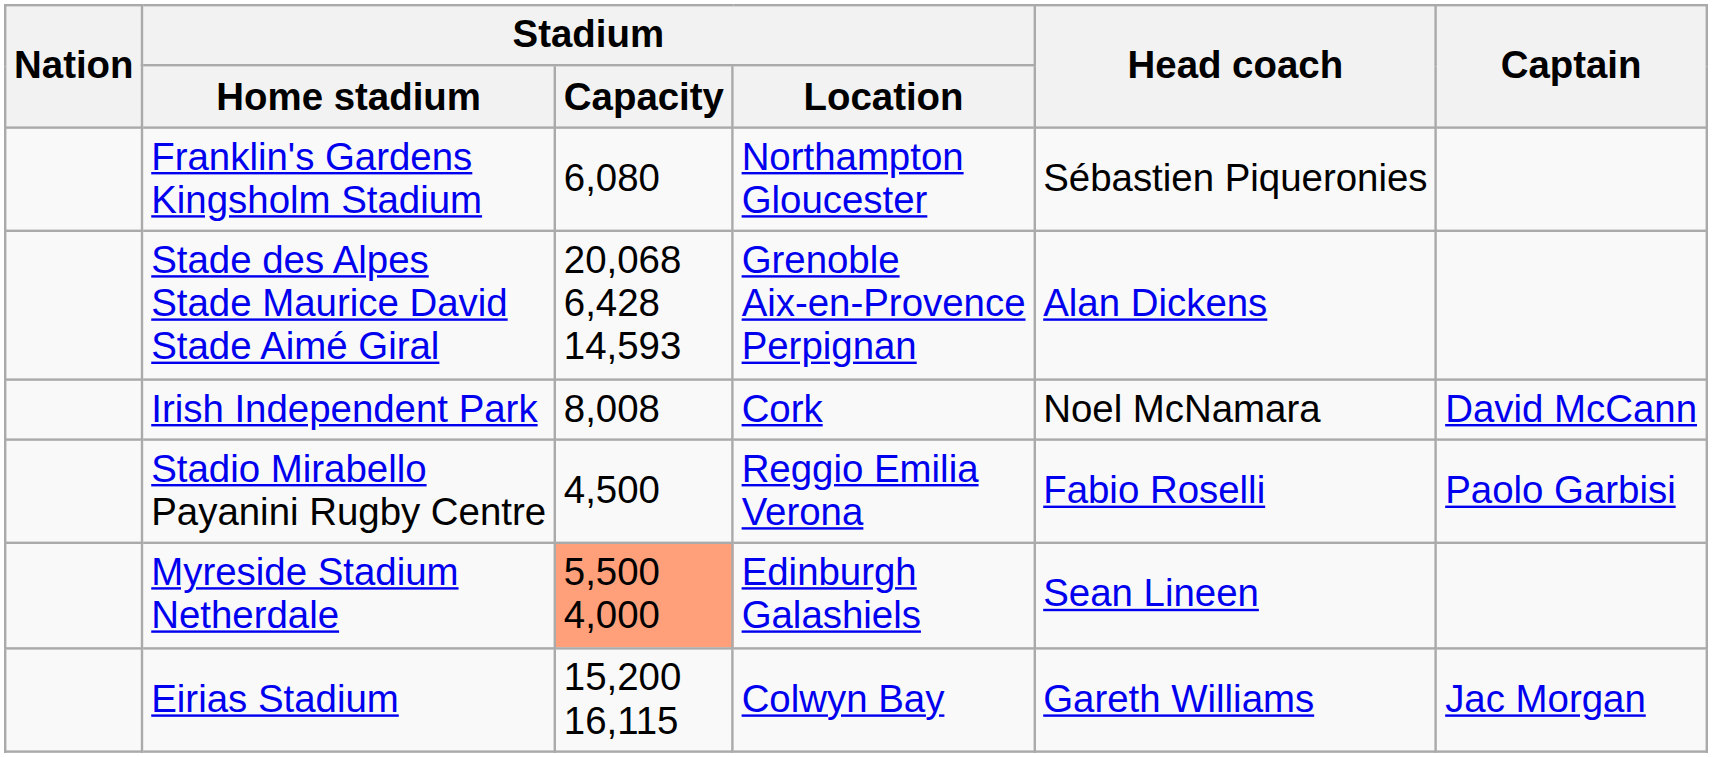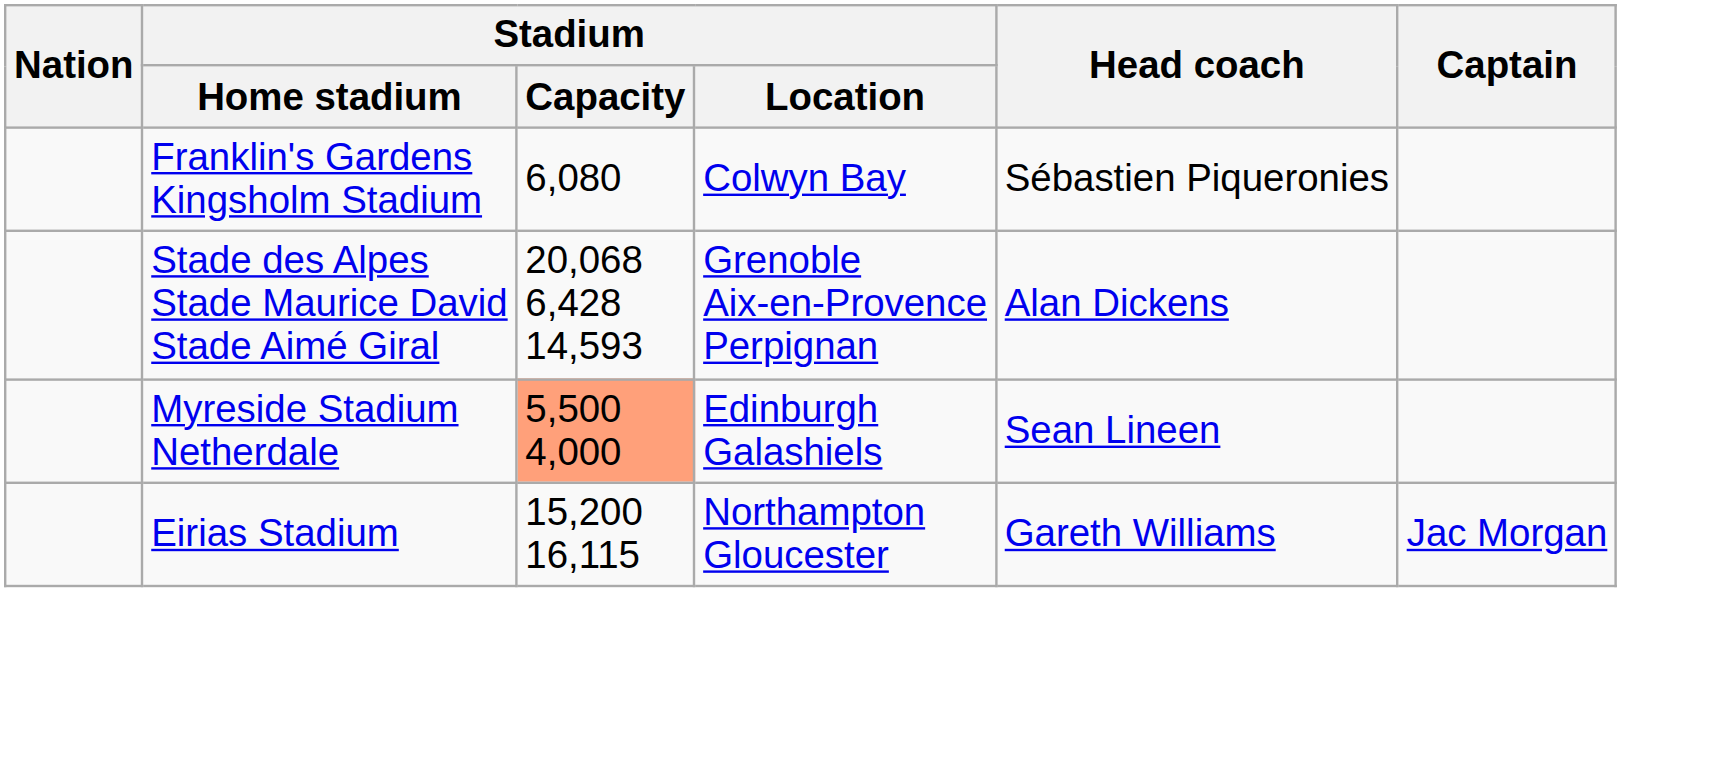(853, 178) Northampton Gloucester -> (805, 178) Colwyn Bay
- row: (344, 408)
- row: (349, 490)
(843, 698) Colwyn Bay -> (814, 533) Northampton Gloucester
